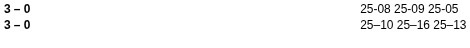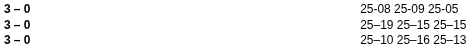+ row: (413, 25)
